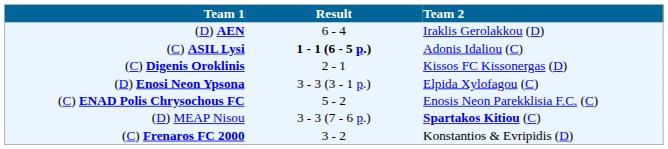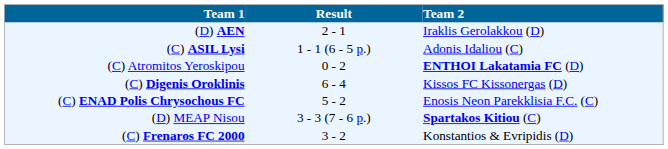(334, 31) 6 - 4 -> (334, 31) 2 - 1
(334, 48) bold -> (334, 48) normal
+ row: (176, 66)
(334, 66) 2 - 1 -> (334, 83) 6 - 4
- row: (180, 83)
